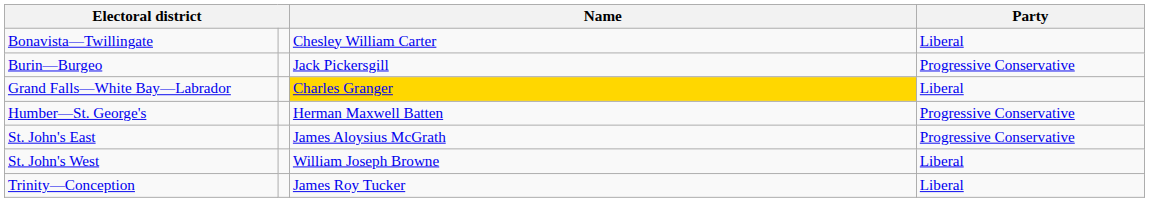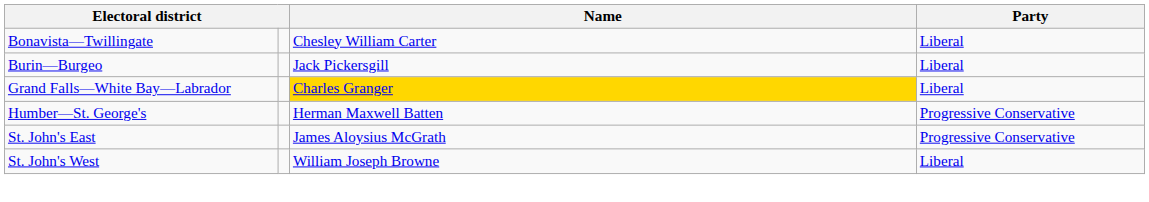(997, 64) Progressive Conservative -> (942, 64) Liberal
- row: (71, 185)
